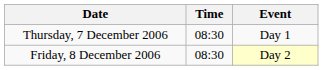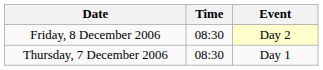rows swapped: (95, 34) <-> (95, 55)
